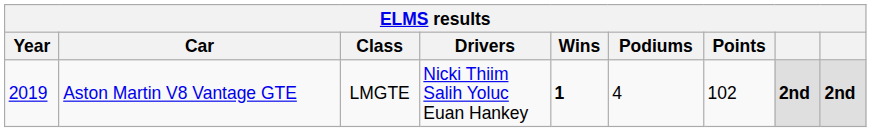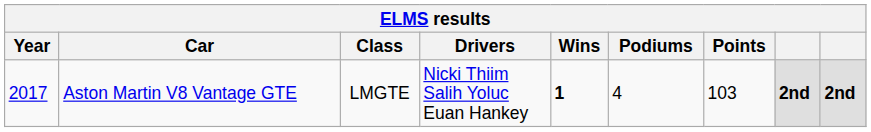(28, 93) 2019 -> (28, 93) 2017
(722, 93) 102 -> (722, 93) 103
